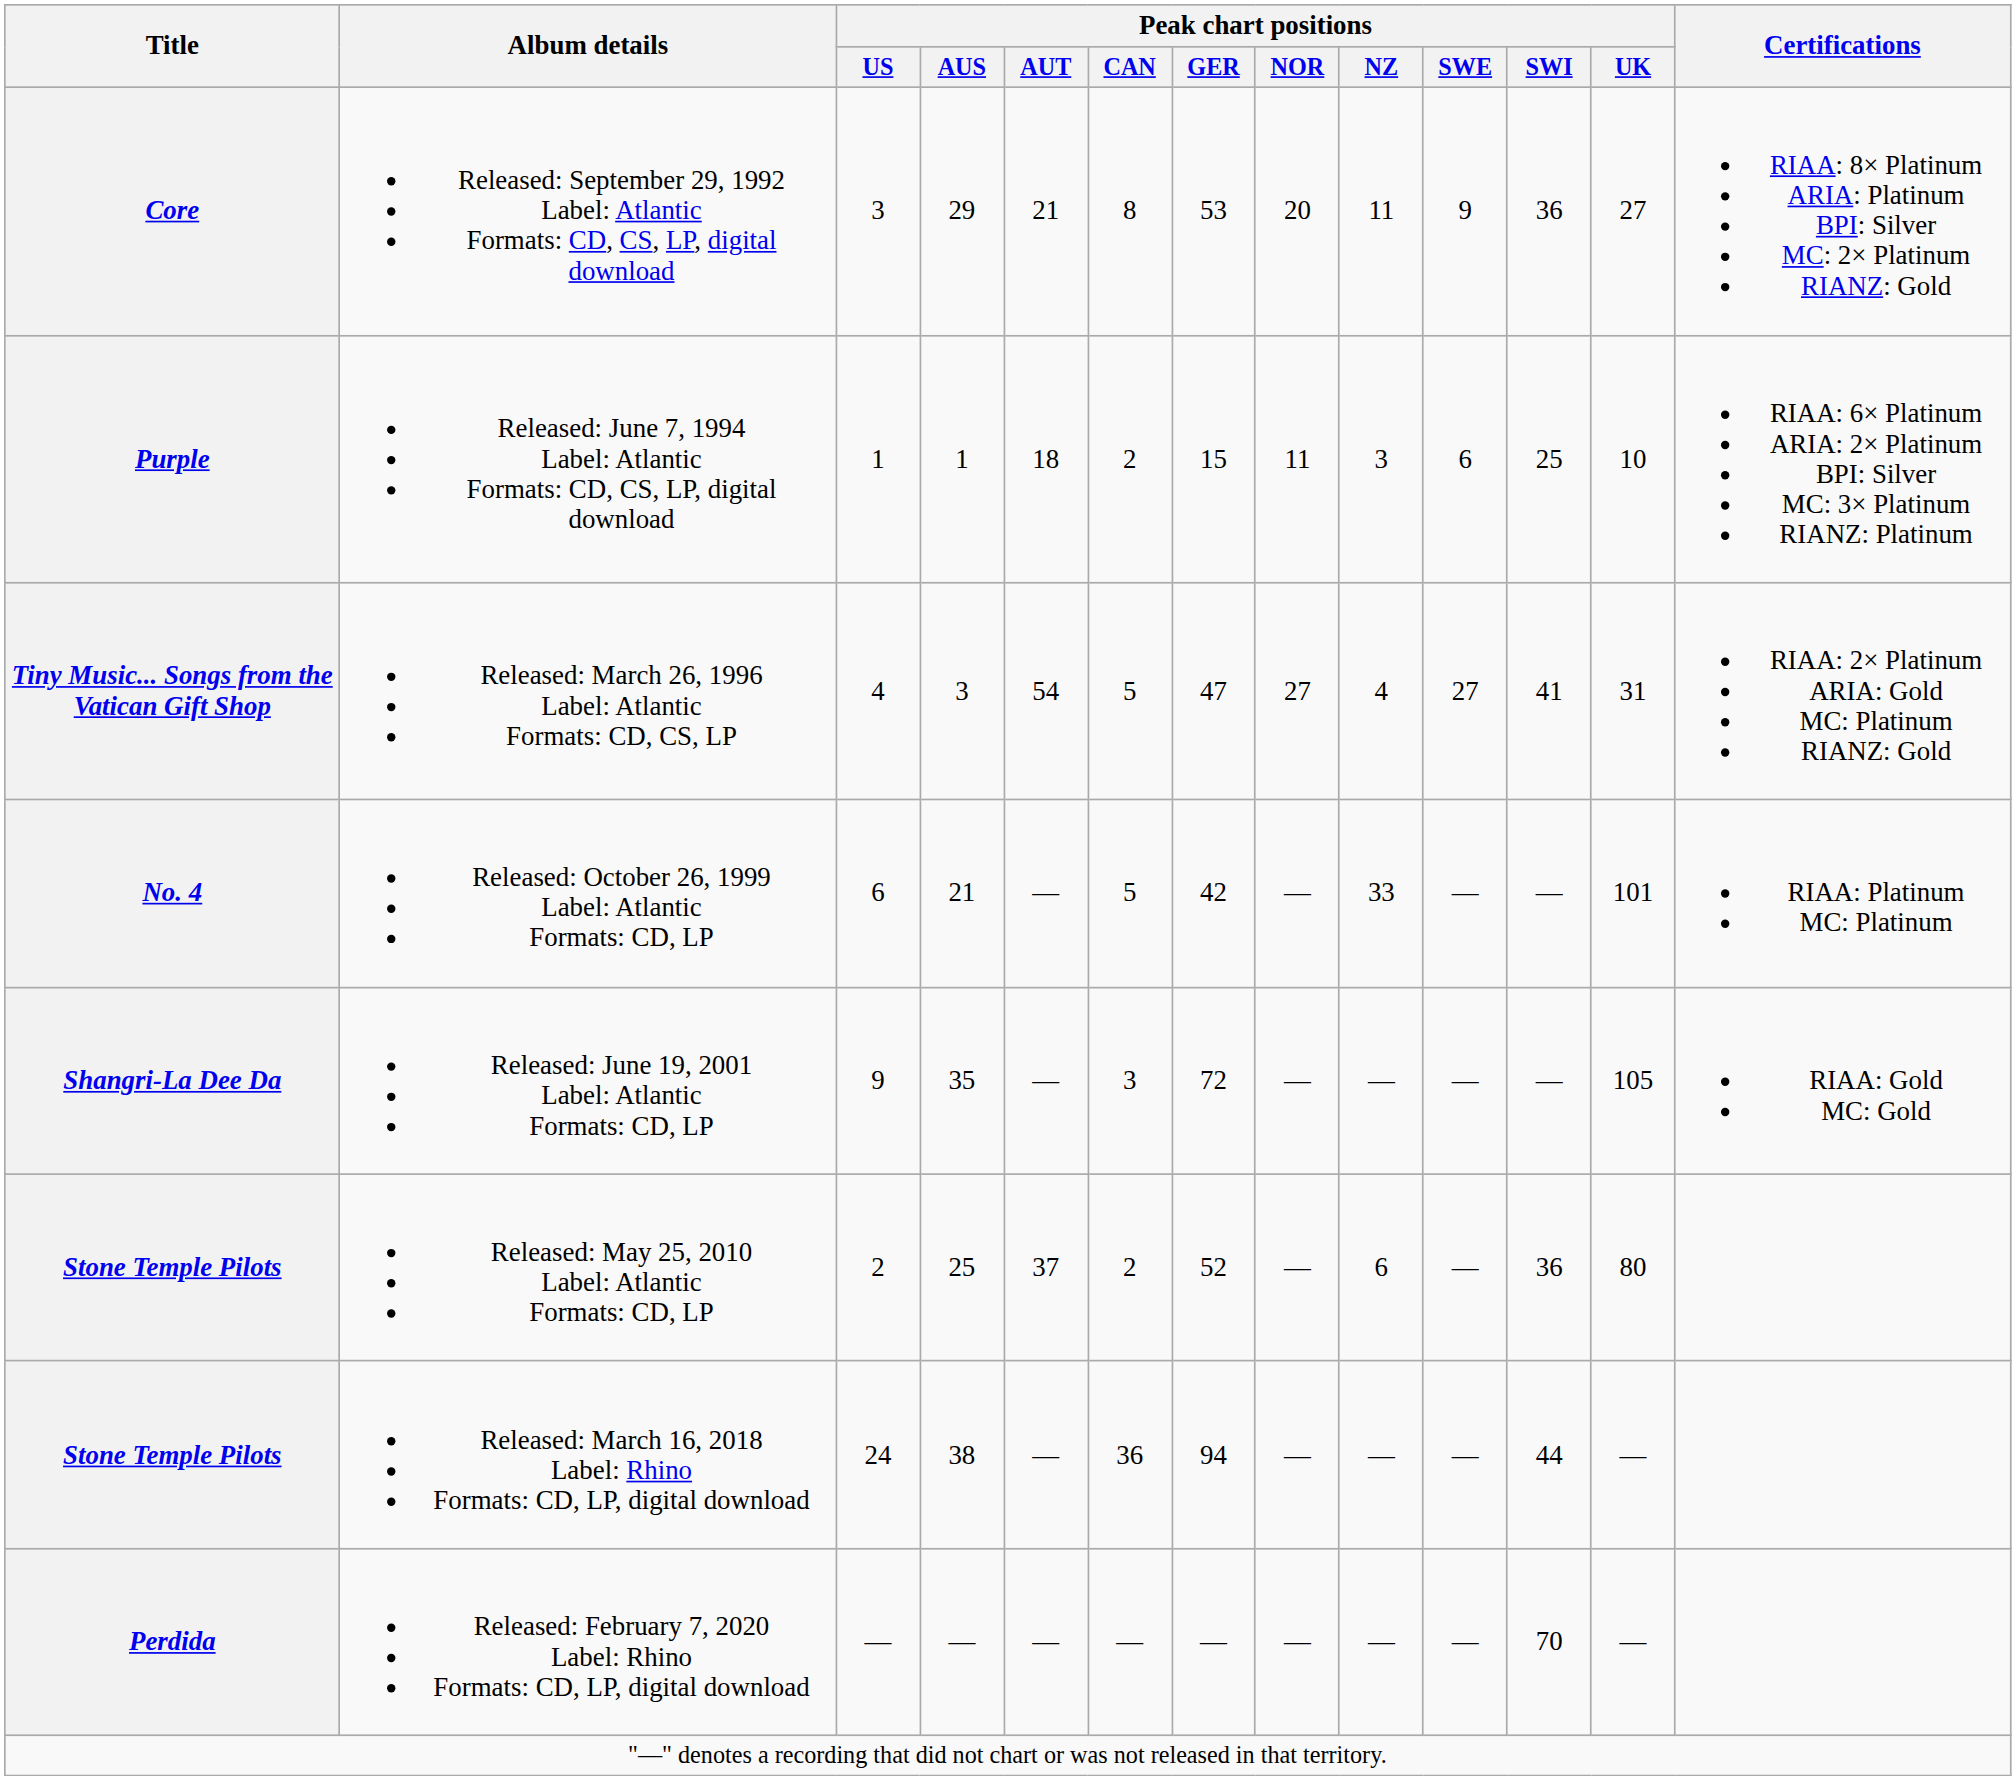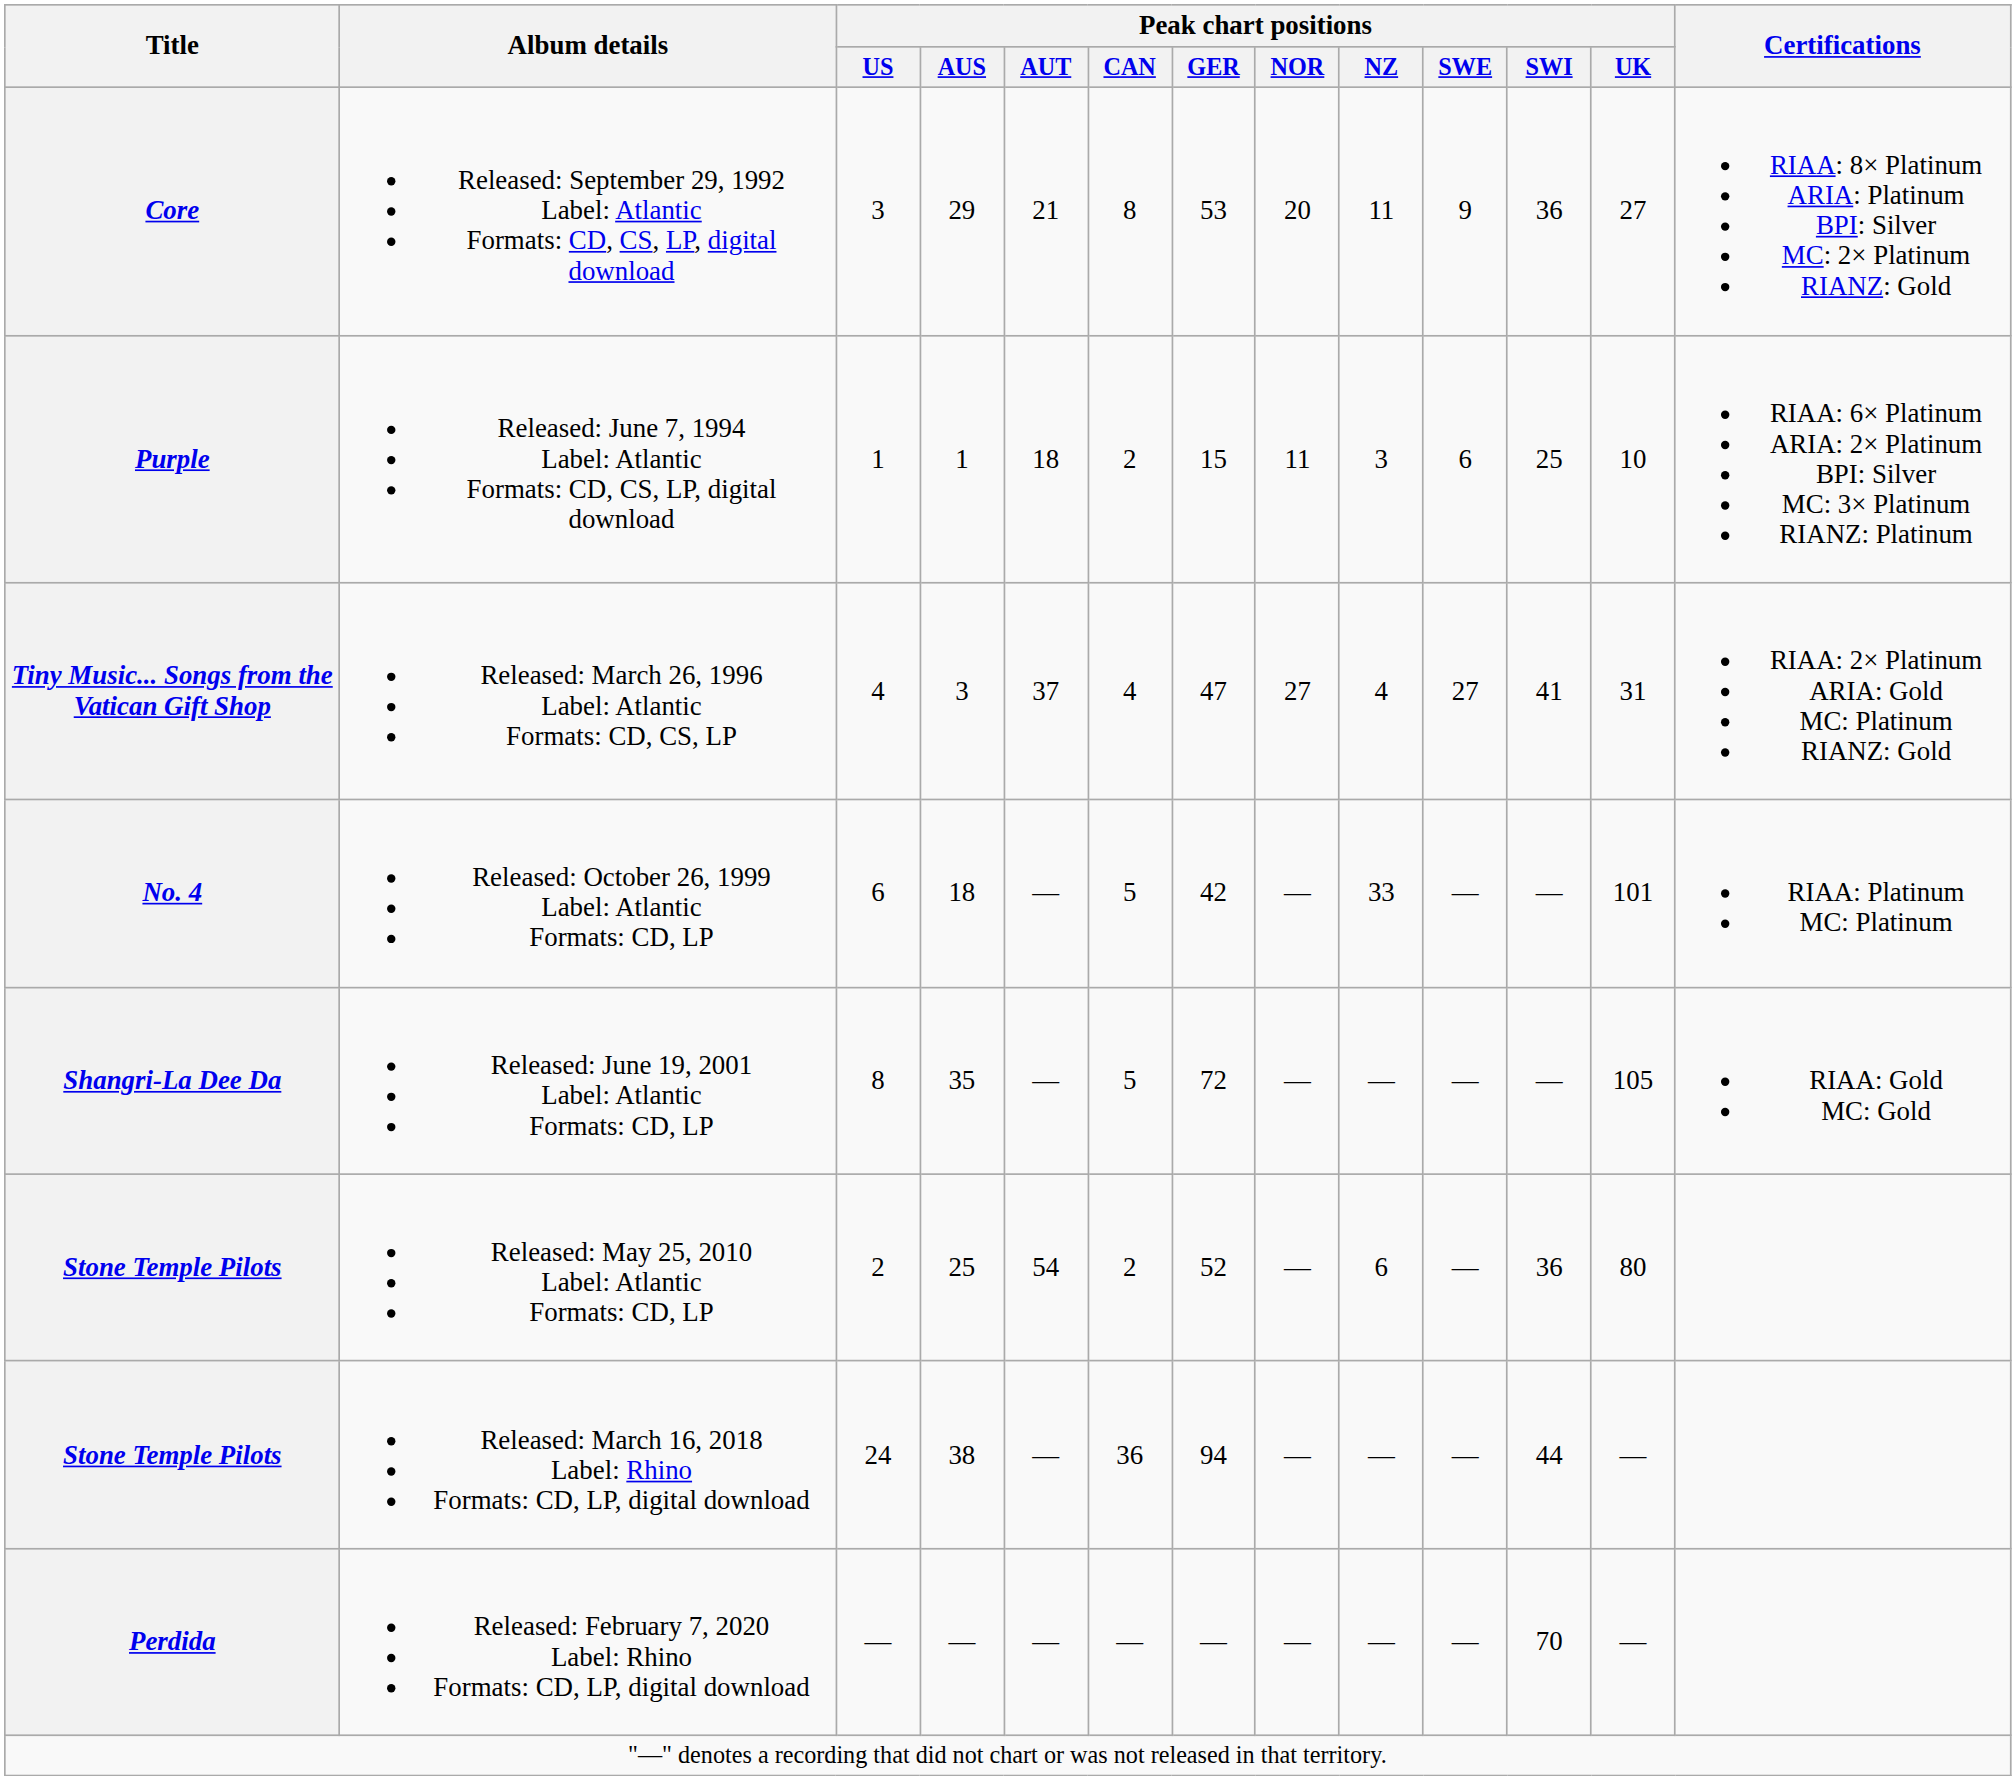(1046, 690) 54 -> (1046, 690) 37
(1130, 690) 5 -> (1130, 690) 4
(962, 893) 21 -> (962, 893) 18
(878, 1080) 9 -> (878, 1080) 8
(1130, 1080) 3 -> (1130, 1080) 5
(1046, 1267) 37 -> (1046, 1267) 54
